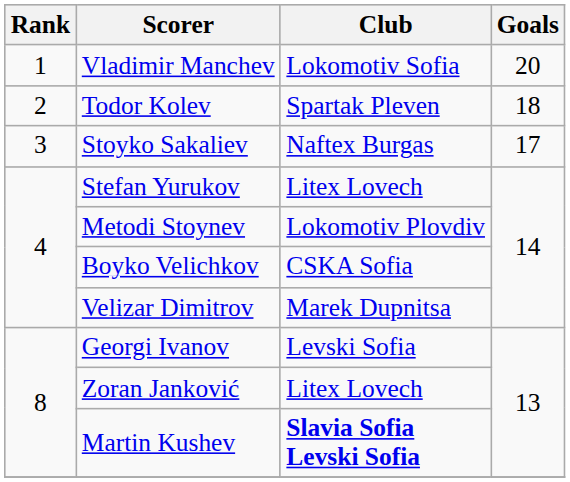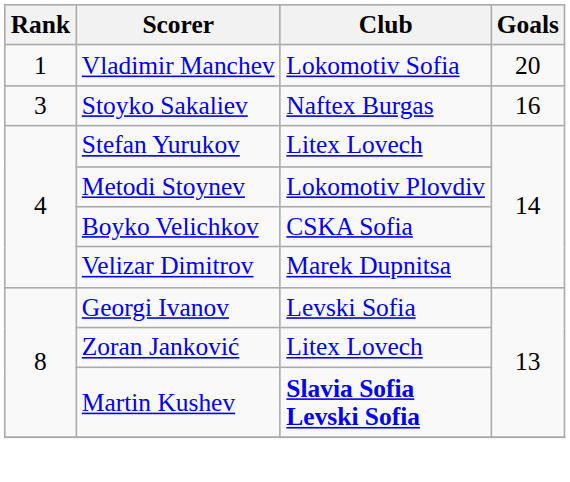- row: (146, 105)
(528, 145) 17 -> (528, 105) 16
